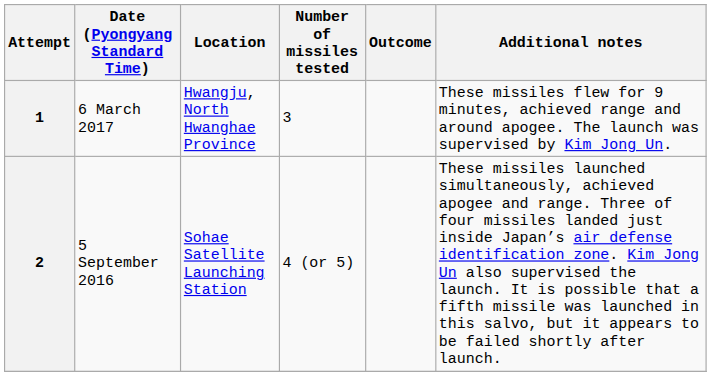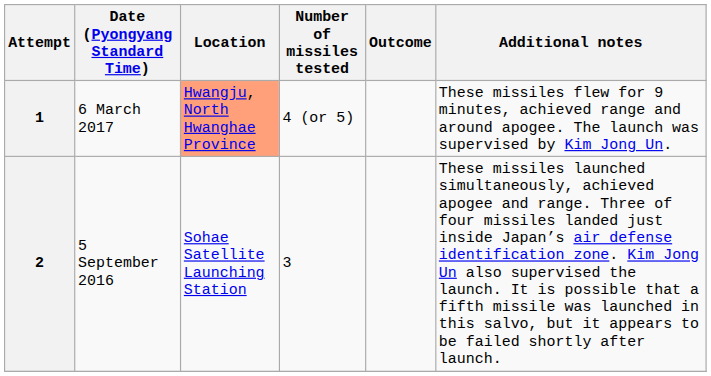(220, 119) no background -> (220, 119) lightsalmon background
(287, 119) 3 -> (318, 119) 4 (or 5)
(318, 264) 4 (or 5) -> (287, 264) 3
